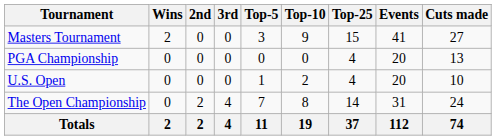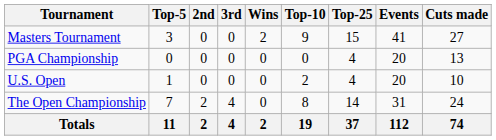columns swapped: (167, 15) <-> (261, 15)
